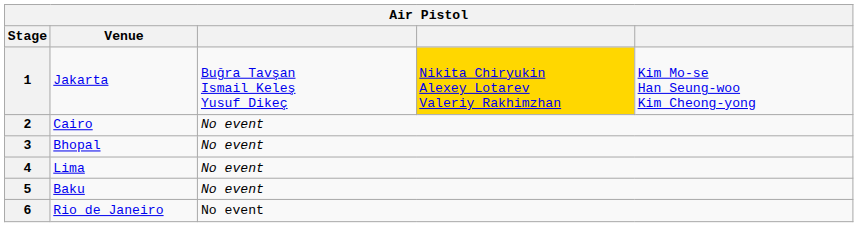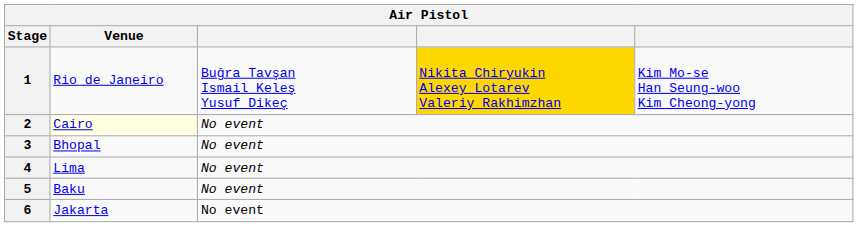(81, 81) Jakarta -> (108, 81) Rio de Janeiro
(73, 125) no background -> (73, 125) lightyellow background
(108, 210) Rio de Janeiro -> (81, 210) Jakarta
